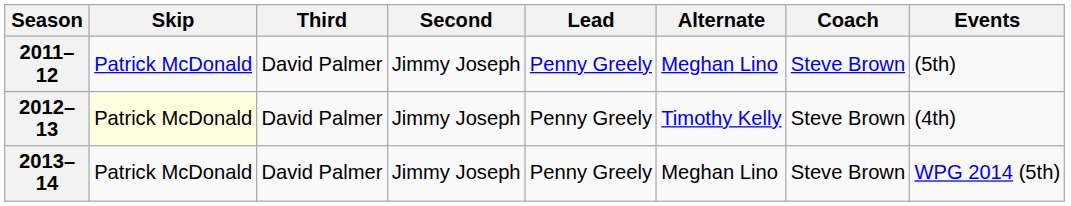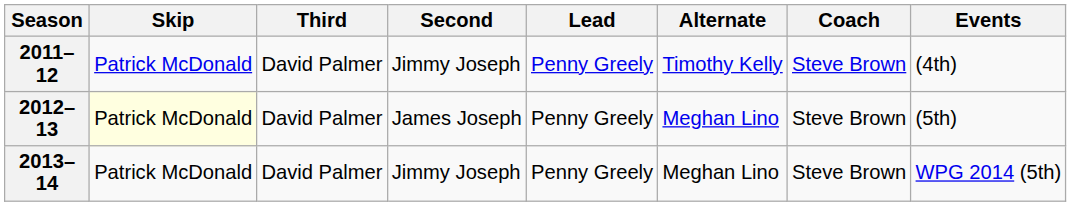(720, 63) Meghan Lino -> (723, 63) Timothy Kelly
(935, 63) (5th) -> (936, 63) (4th)
(456, 118) Jimmy Joseph -> (457, 118) James Joseph
(721, 118) Timothy Kelly -> (721, 118) Meghan Lino
(935, 118) (4th) -> (936, 118) (5th)
